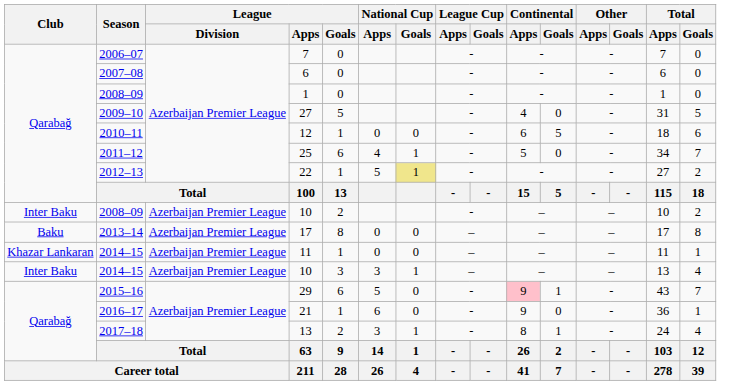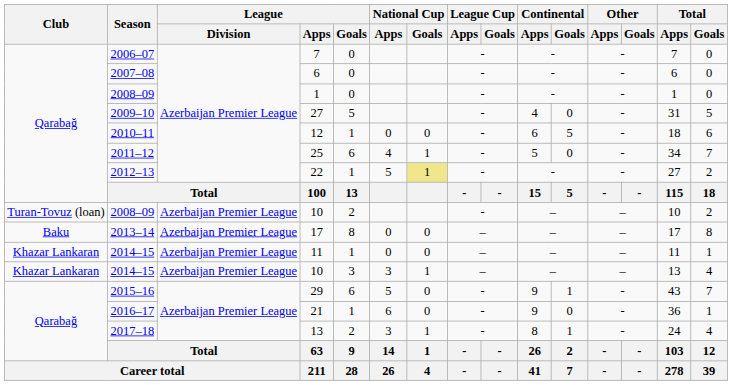(50, 212) Inter Baku -> (56, 212) Turan-Tovuz (loan)
(50, 271) Inter Baku -> (56, 271) Khazar Lankaran
(523, 291) pink background -> (535, 291) no background
